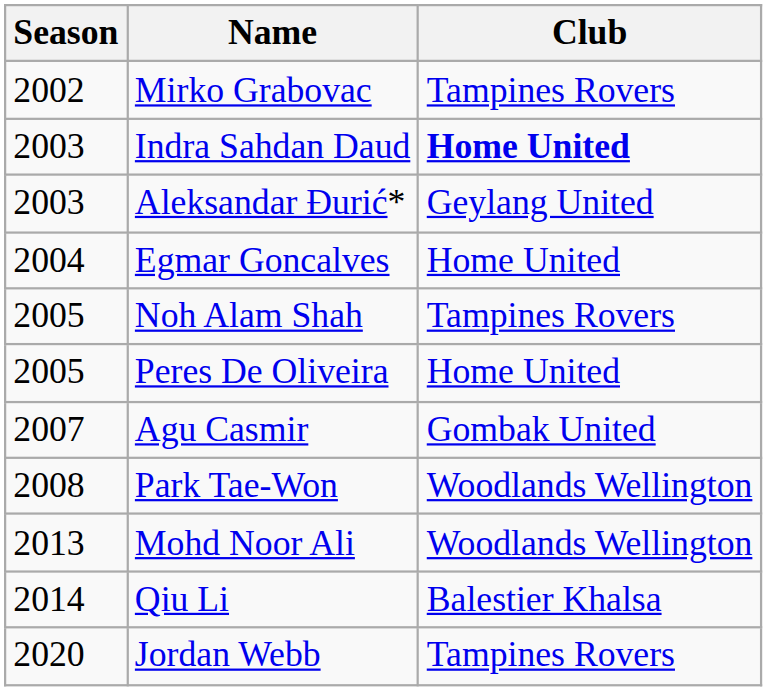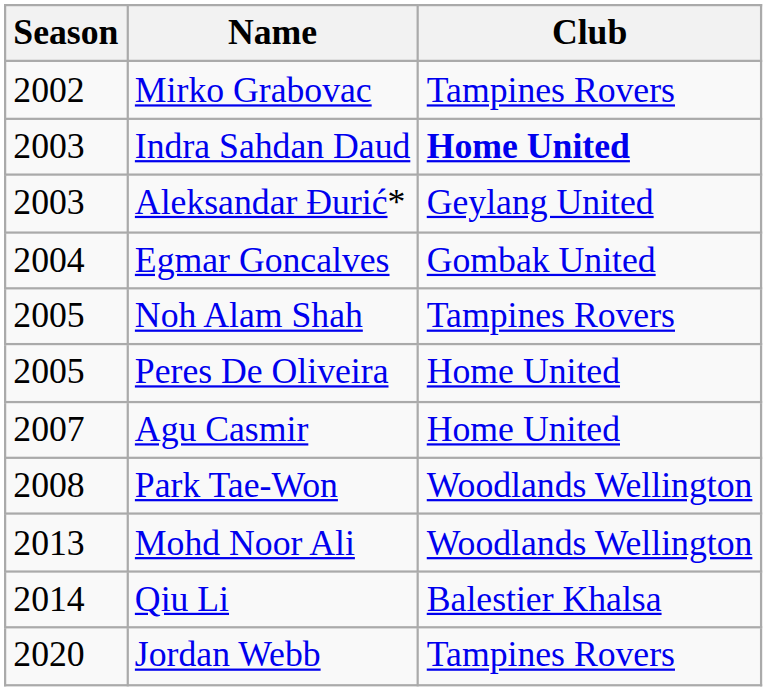(523, 259) Home United -> (541, 259) Gombak United
(541, 428) Gombak United -> (523, 428) Home United
